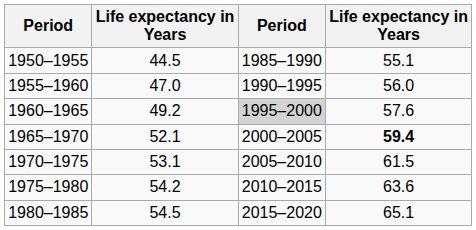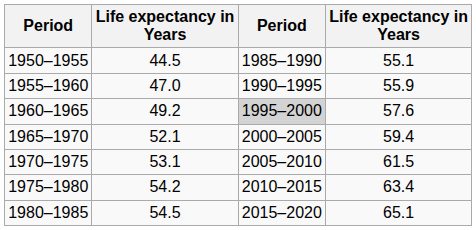(399, 85) 56.0 -> (399, 85) 55.9
(399, 136) bold -> (399, 136) normal
(399, 187) 63.6 -> (399, 187) 63.4
